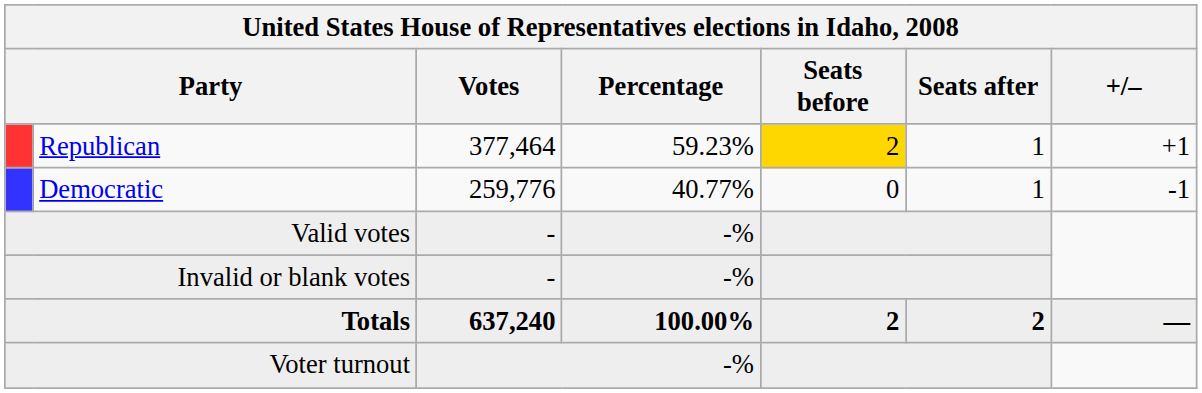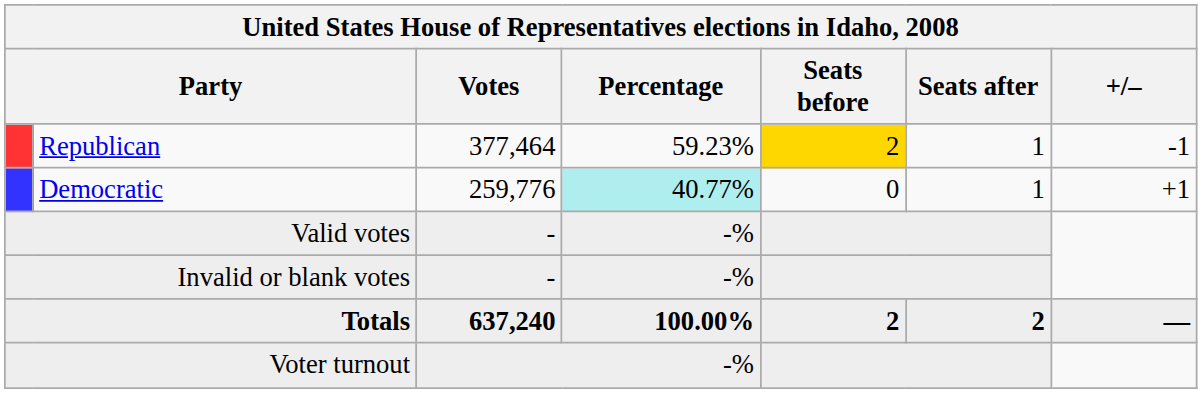(1176, 145) +1 -> (1179, 145) -1
(713, 189) no background -> (713, 189) paleturquoise background
(1179, 189) -1 -> (1176, 189) +1
